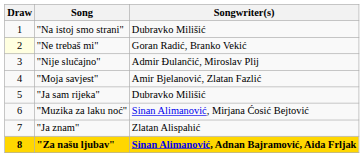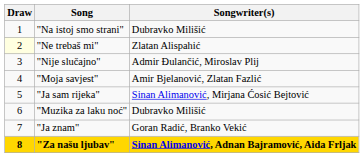(189, 45) Goran Radić, Branko Vekić -> (166, 45) Zlatan Alispahić
(169, 95) Dubravko Milišić -> (220, 95) Sinan Alimanović, Mirjana Ćosić Bejtović
(220, 111) Sinan Alimanović, Mirjana Ćosić Bejtović -> (169, 111) Dubravko Milišić
(166, 128) Zlatan Alispahić -> (189, 128) Goran Radić, Branko Vekić
